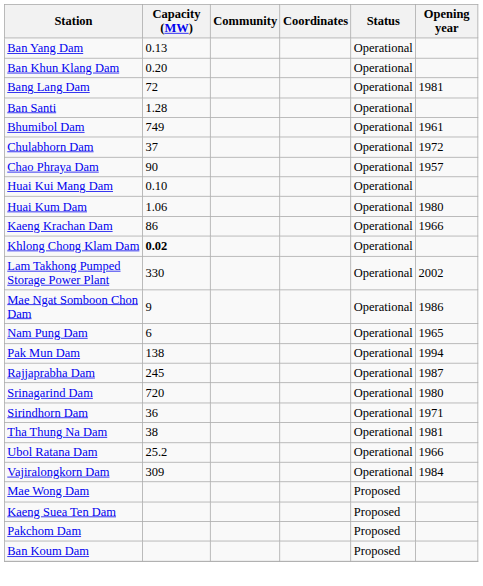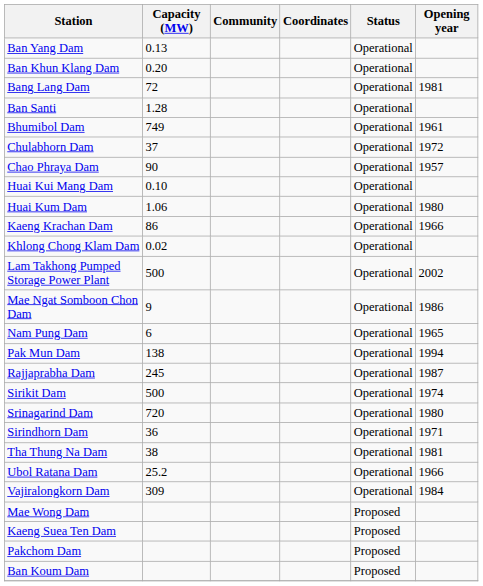(156, 246) bold -> (156, 246) normal
(155, 272) 330 -> (155, 272) 500
+ row: (37, 392)
